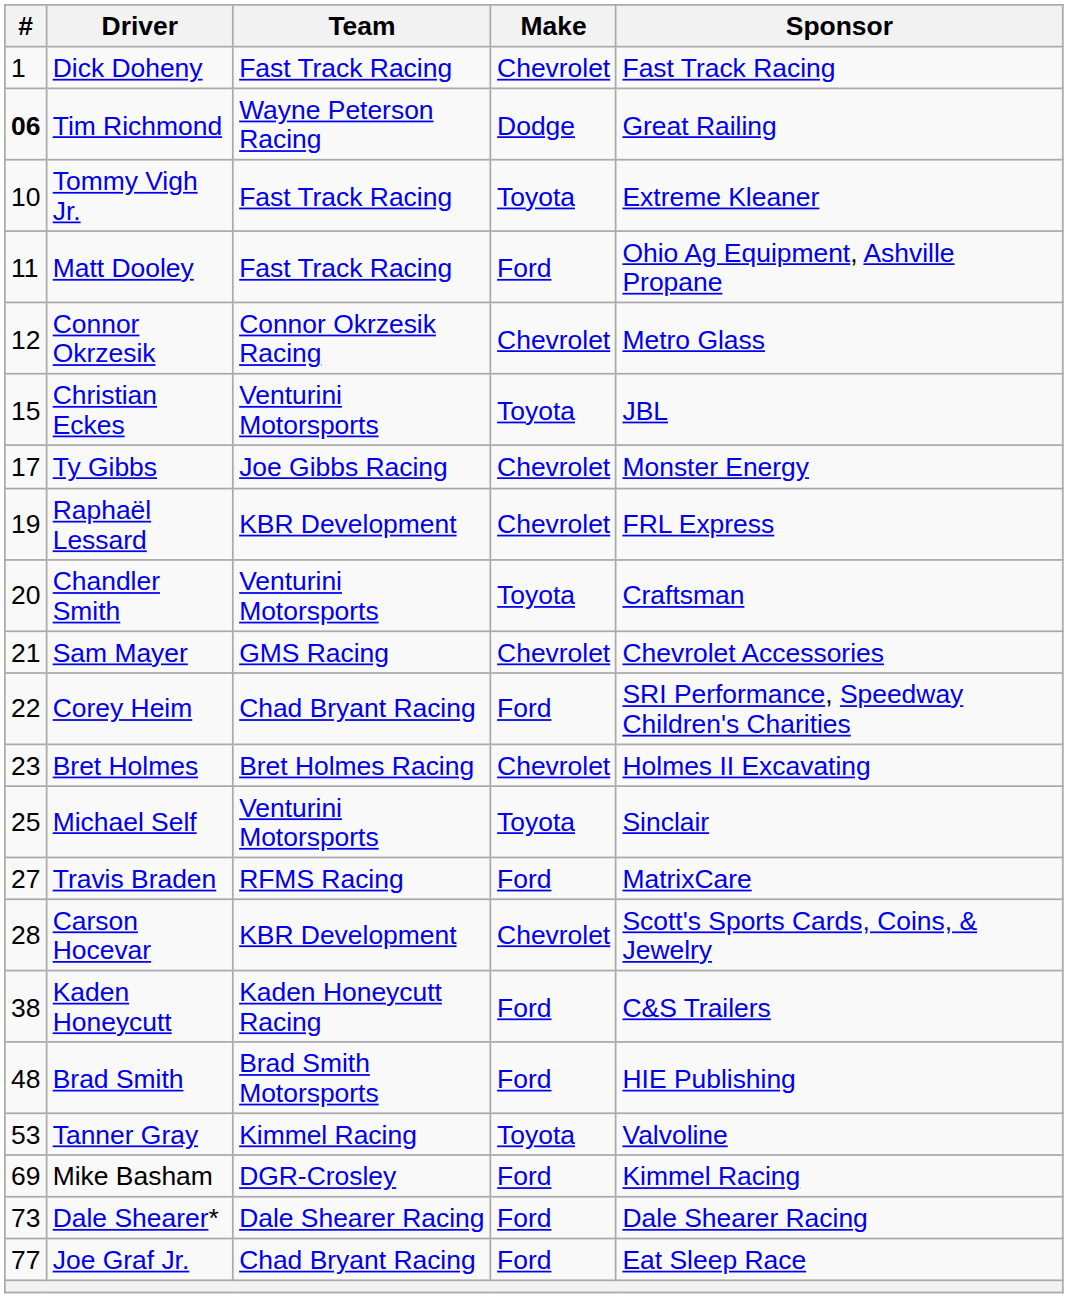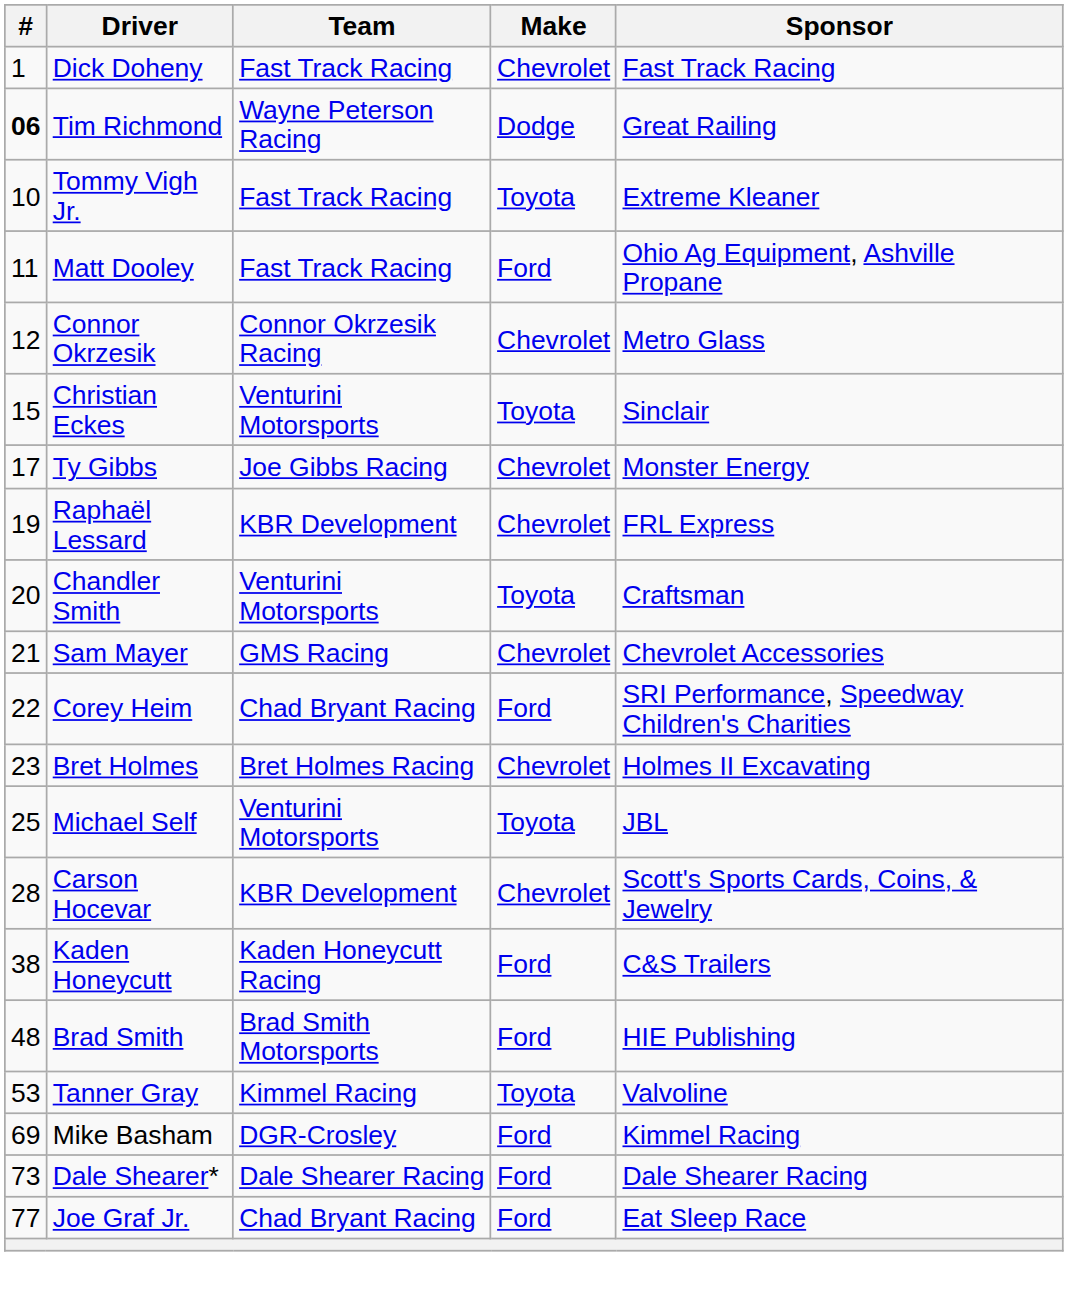(645, 410) JBL -> (666, 410) Sinclair
(666, 822) Sinclair -> (645, 822) JBL
- row: (134, 878)
